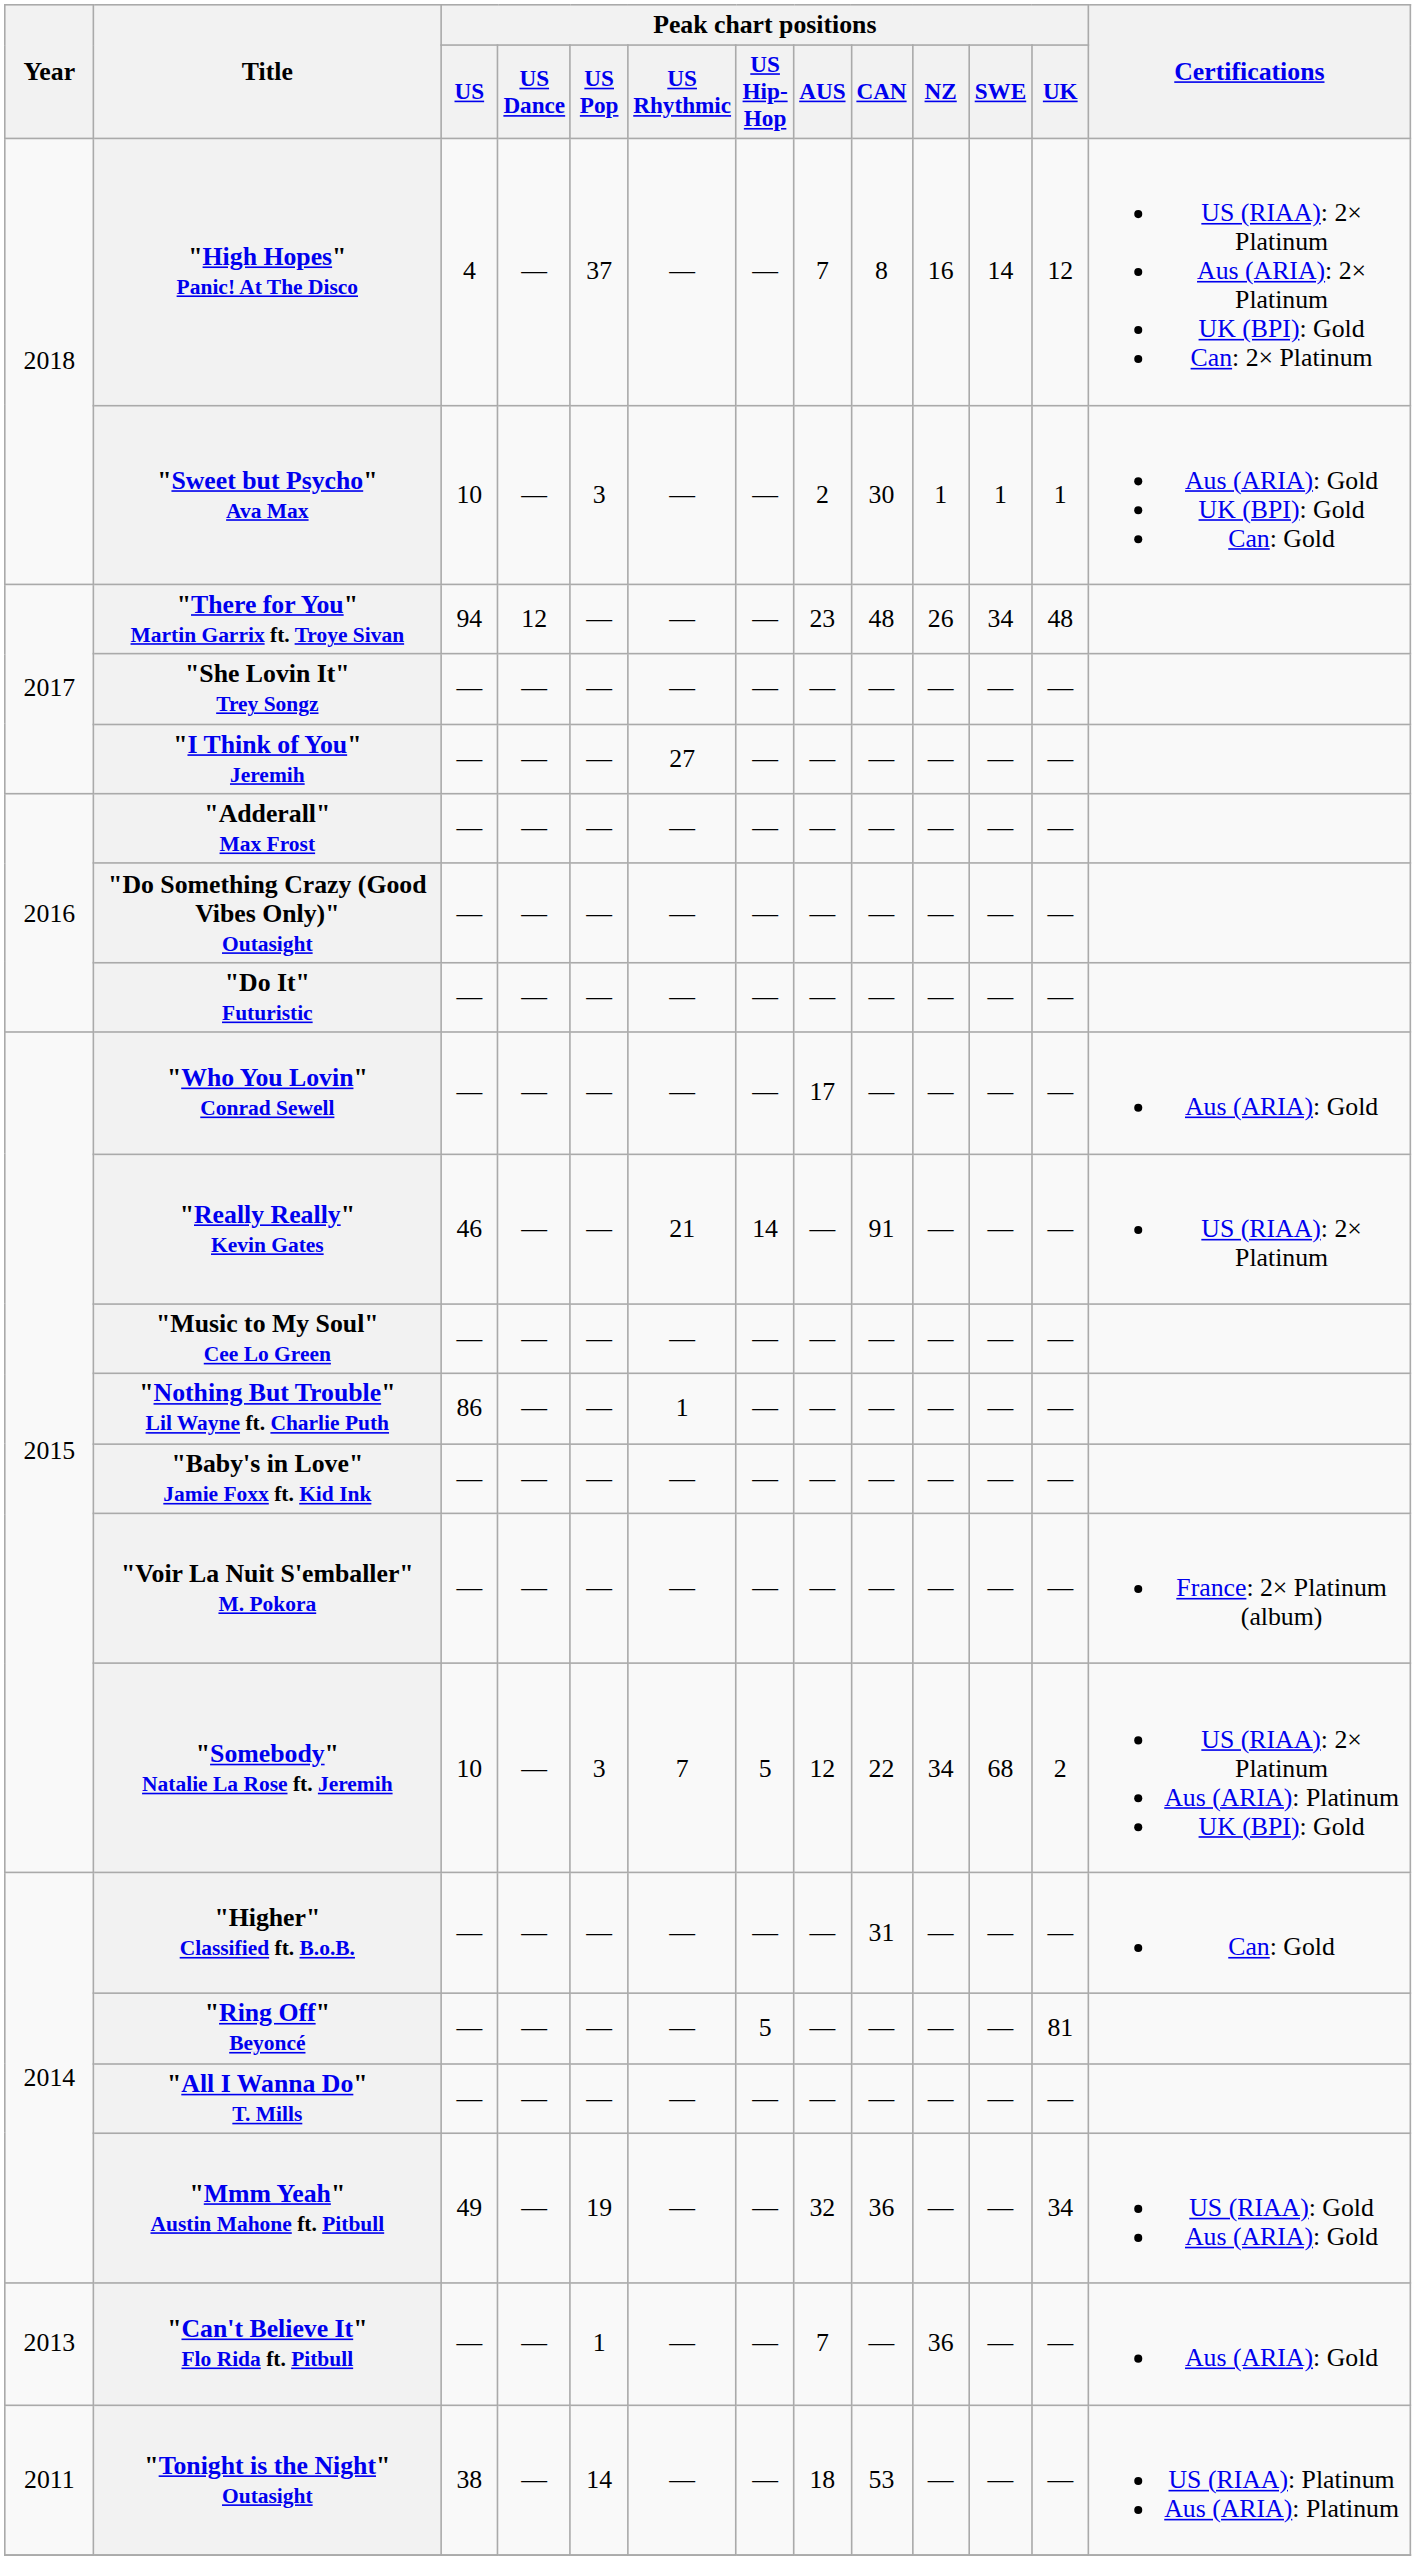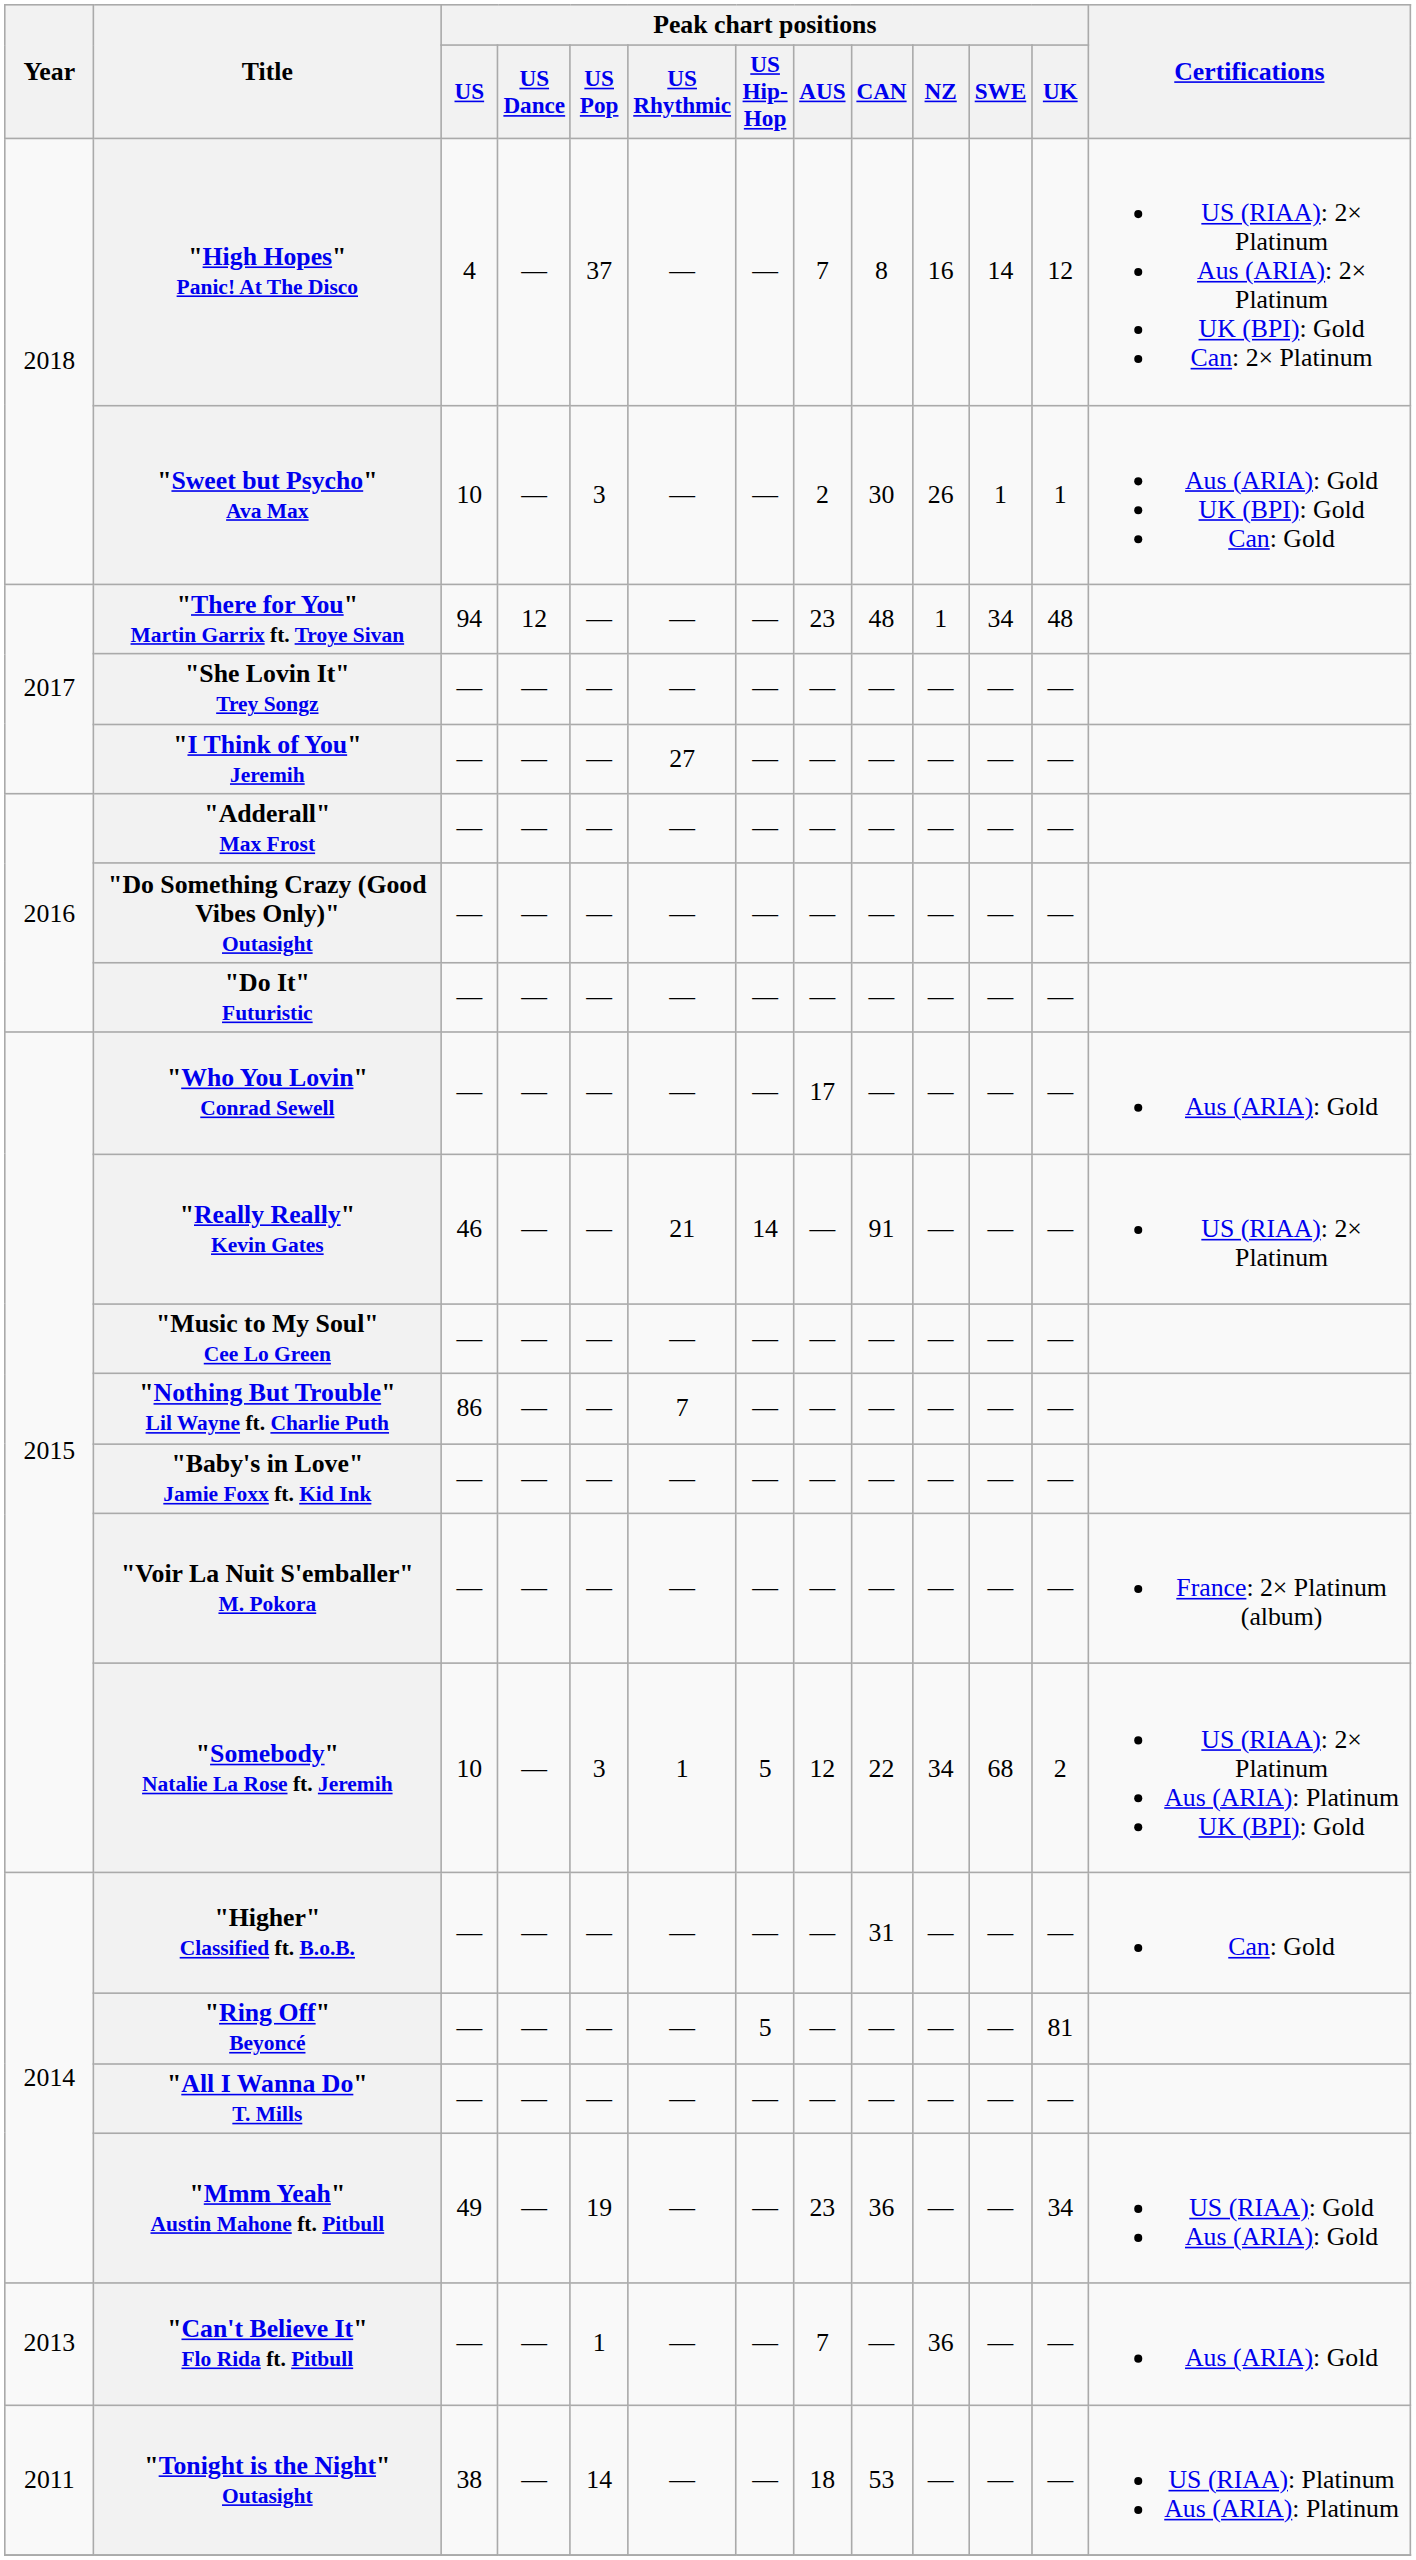(941, 494) 1 -> (941, 494) 26
(941, 618) 26 -> (941, 618) 1
(682, 1408) 1 -> (682, 1408) 7
(682, 1767) 7 -> (682, 1767) 1
(822, 2207) 32 -> (822, 2207) 23
